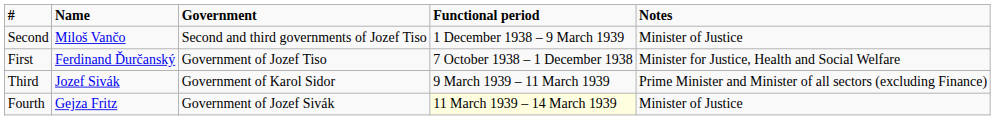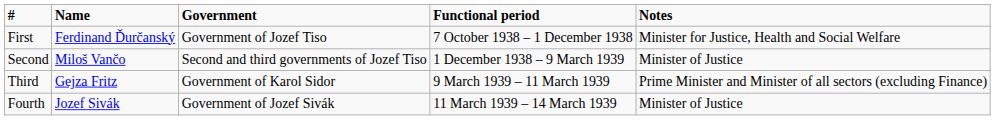rows swapped: (20, 59) <-> (28, 37)
(87, 81) Jozef Sivák -> (86, 81) Gejza Fritz
(86, 103) Gejza Fritz -> (87, 103) Jozef Sivák
(525, 103) lightyellow background -> (525, 103) no background
